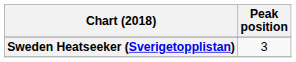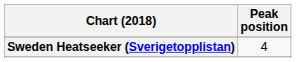(264, 47) 3 -> (264, 47) 4
